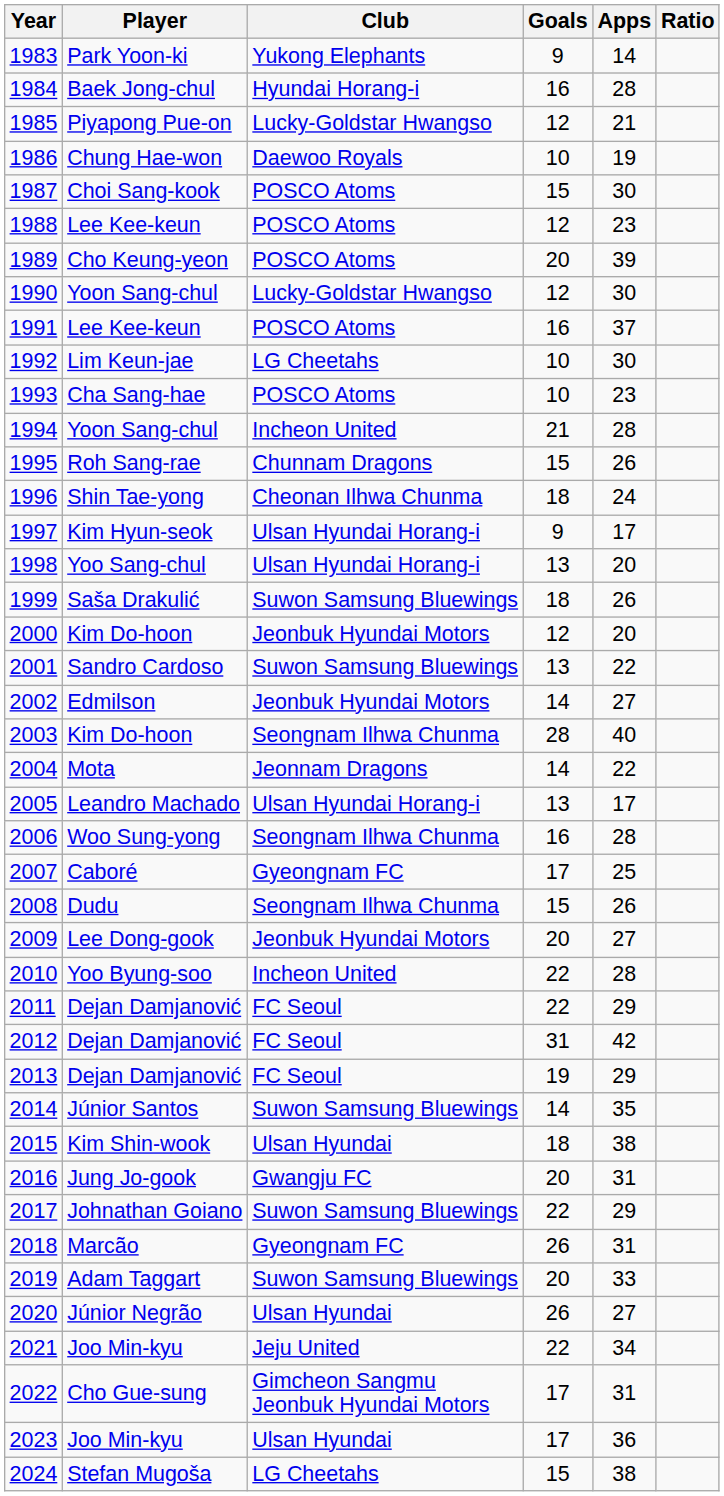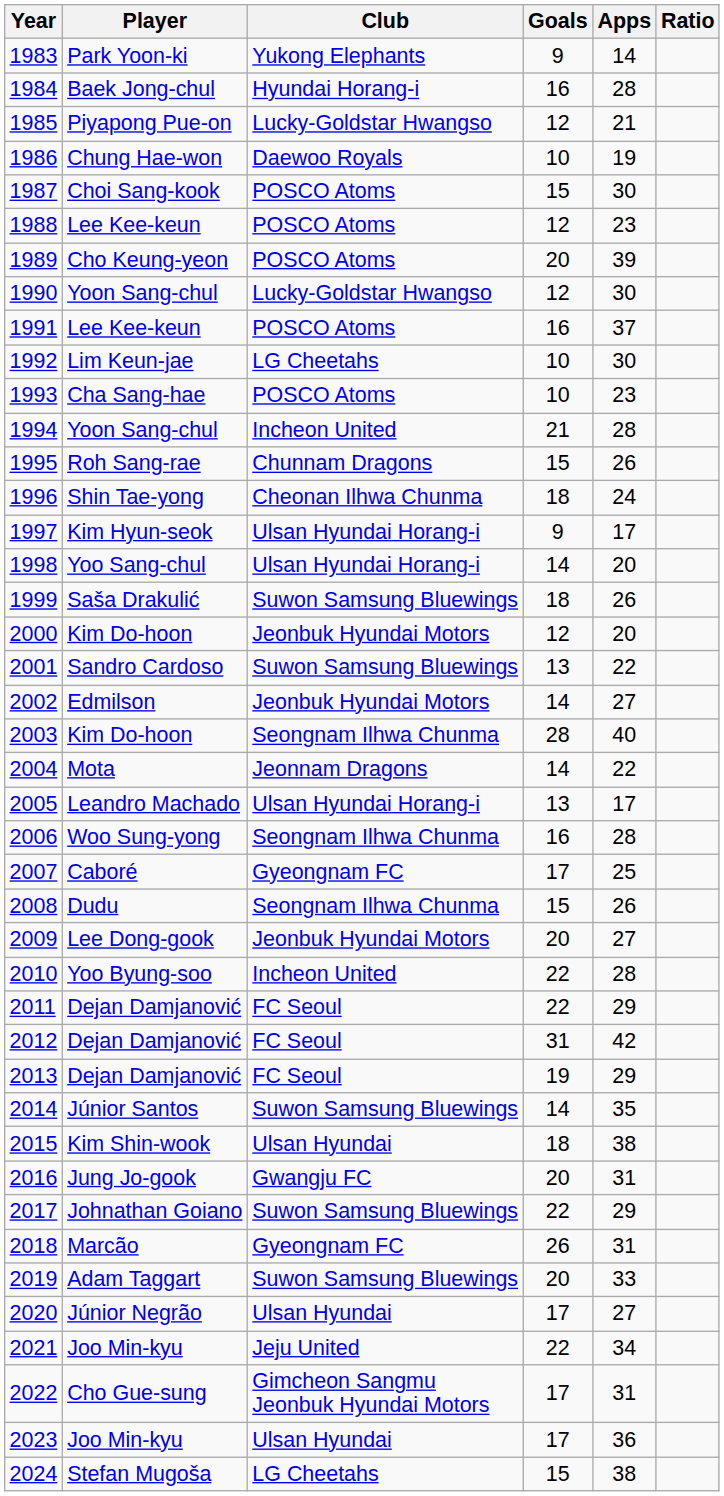(558, 565) 13 -> (558, 565) 14
(558, 1313) 26 -> (558, 1313) 17
